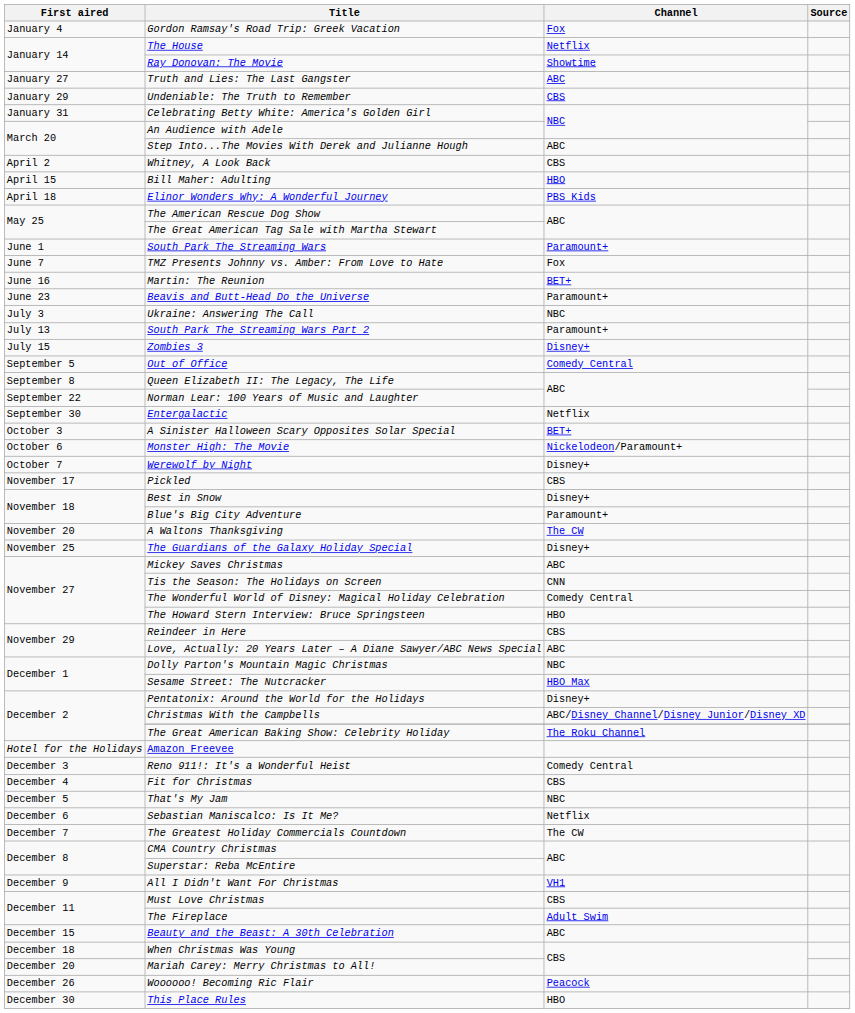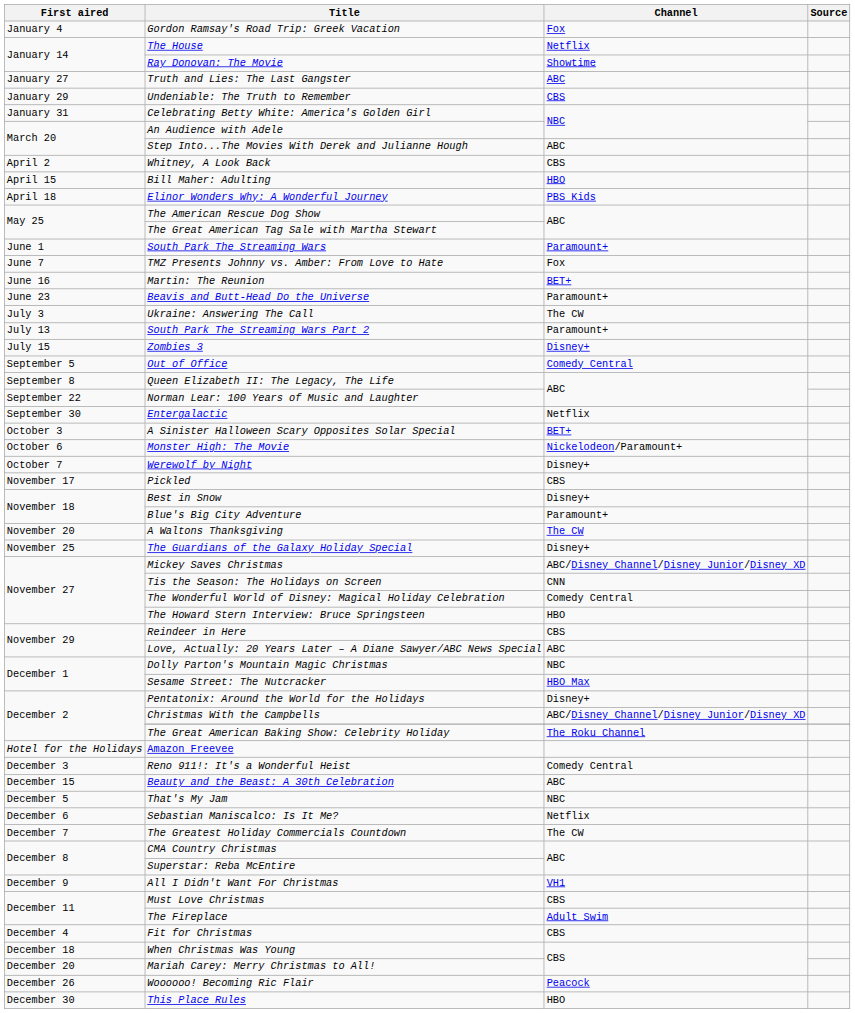(556, 314) NBC -> (565, 314) The CW
(556, 565) ABC -> (676, 565) ABC/Disney Channel/Disney Junior/Disney XD
rows swapped: (200, 783) <-> (271, 933)
